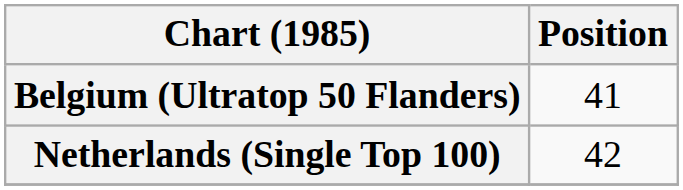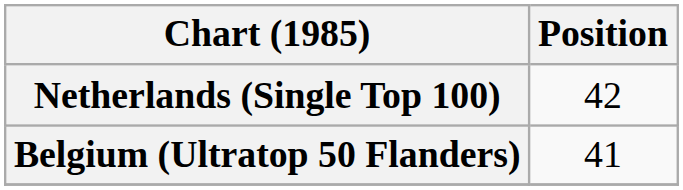rows swapped: (267, 94) <-> (267, 154)
